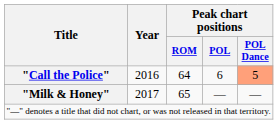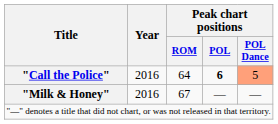(220, 75) normal -> (220, 75) bold
(147, 94) 2017 -> (147, 94) 2016
(184, 94) 65 -> (184, 94) 67
